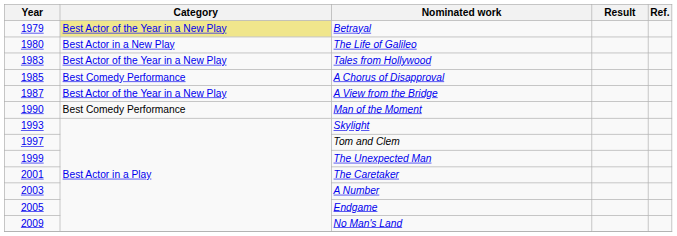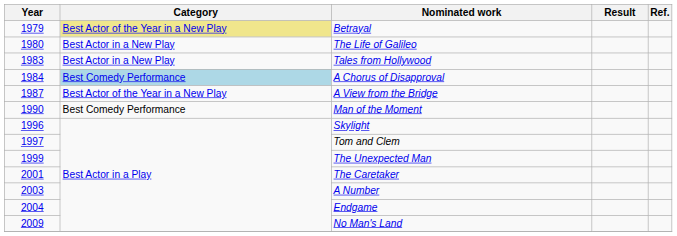(145, 61) Best Actor of the Year in a New Play -> (119, 61) Best Actor in a New Play
(32, 77) 1985 -> (32, 77) 1984
(124, 77) no background -> (124, 77) lightblue background
(32, 126) 1993 -> (32, 126) 1996
(32, 207) 2005 -> (32, 207) 2004
